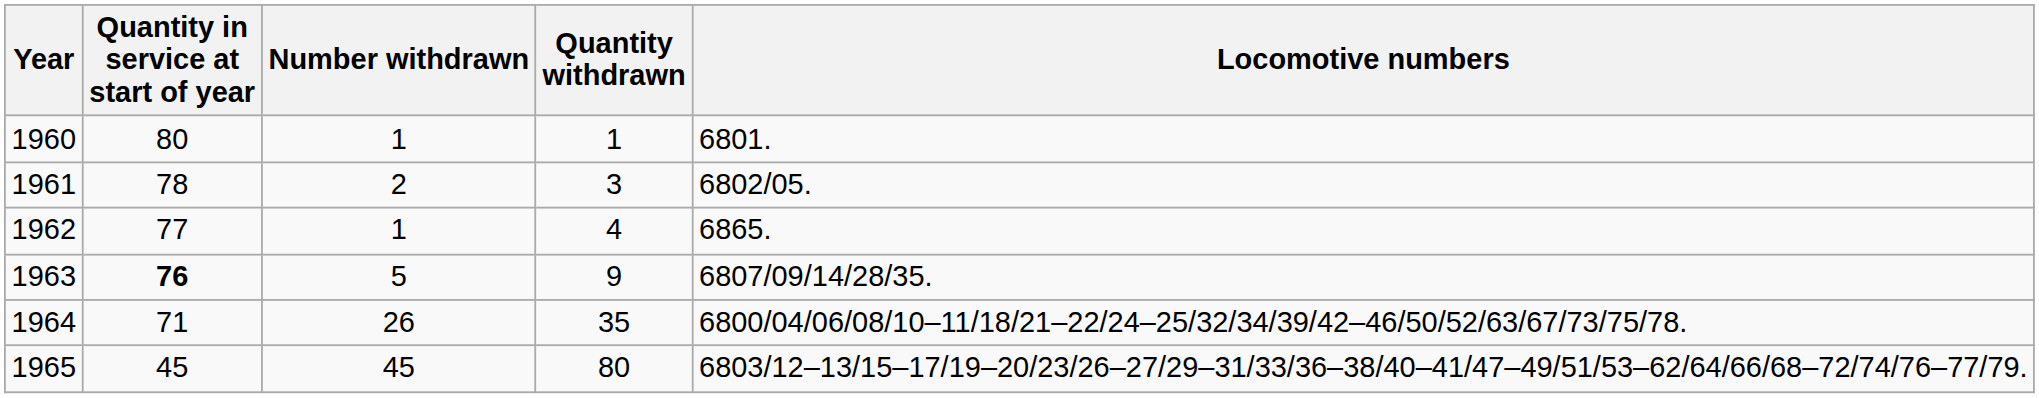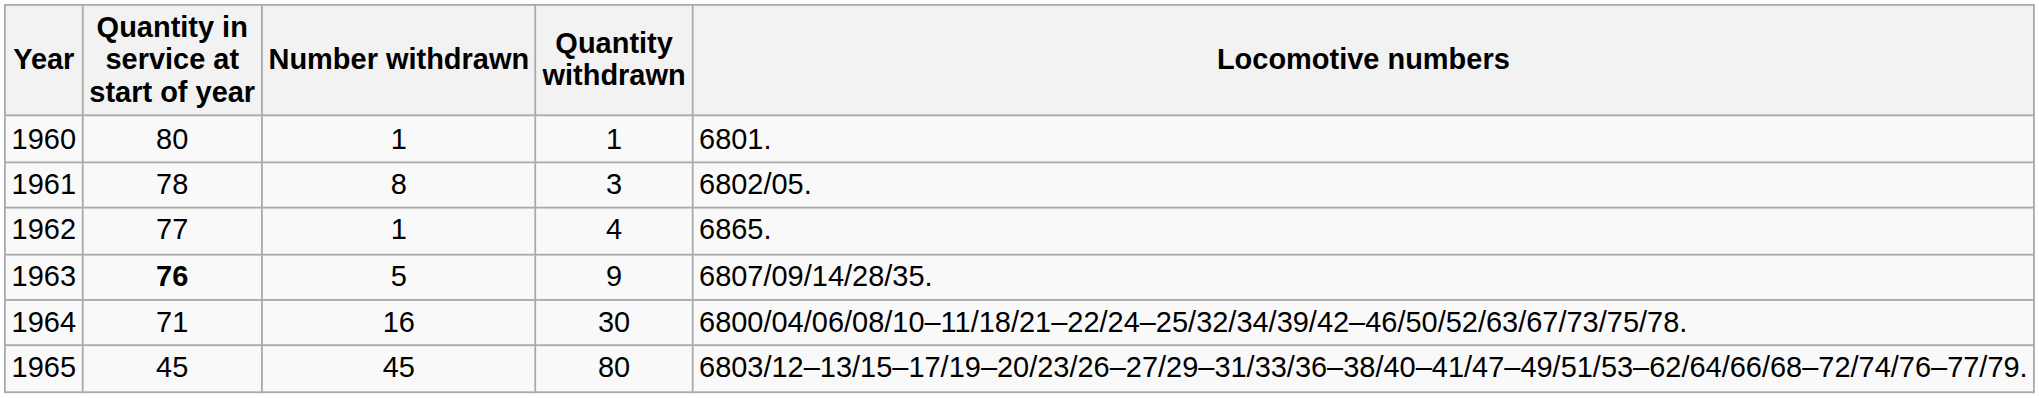(399, 184) 2 -> (399, 184) 8
(399, 322) 26 -> (399, 322) 16
(614, 322) 35 -> (614, 322) 30
